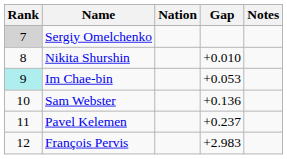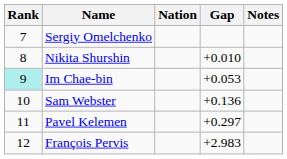(23, 36) lightgrey background -> (23, 36) no background
(222, 121) +0.237 -> (222, 121) +0.297
